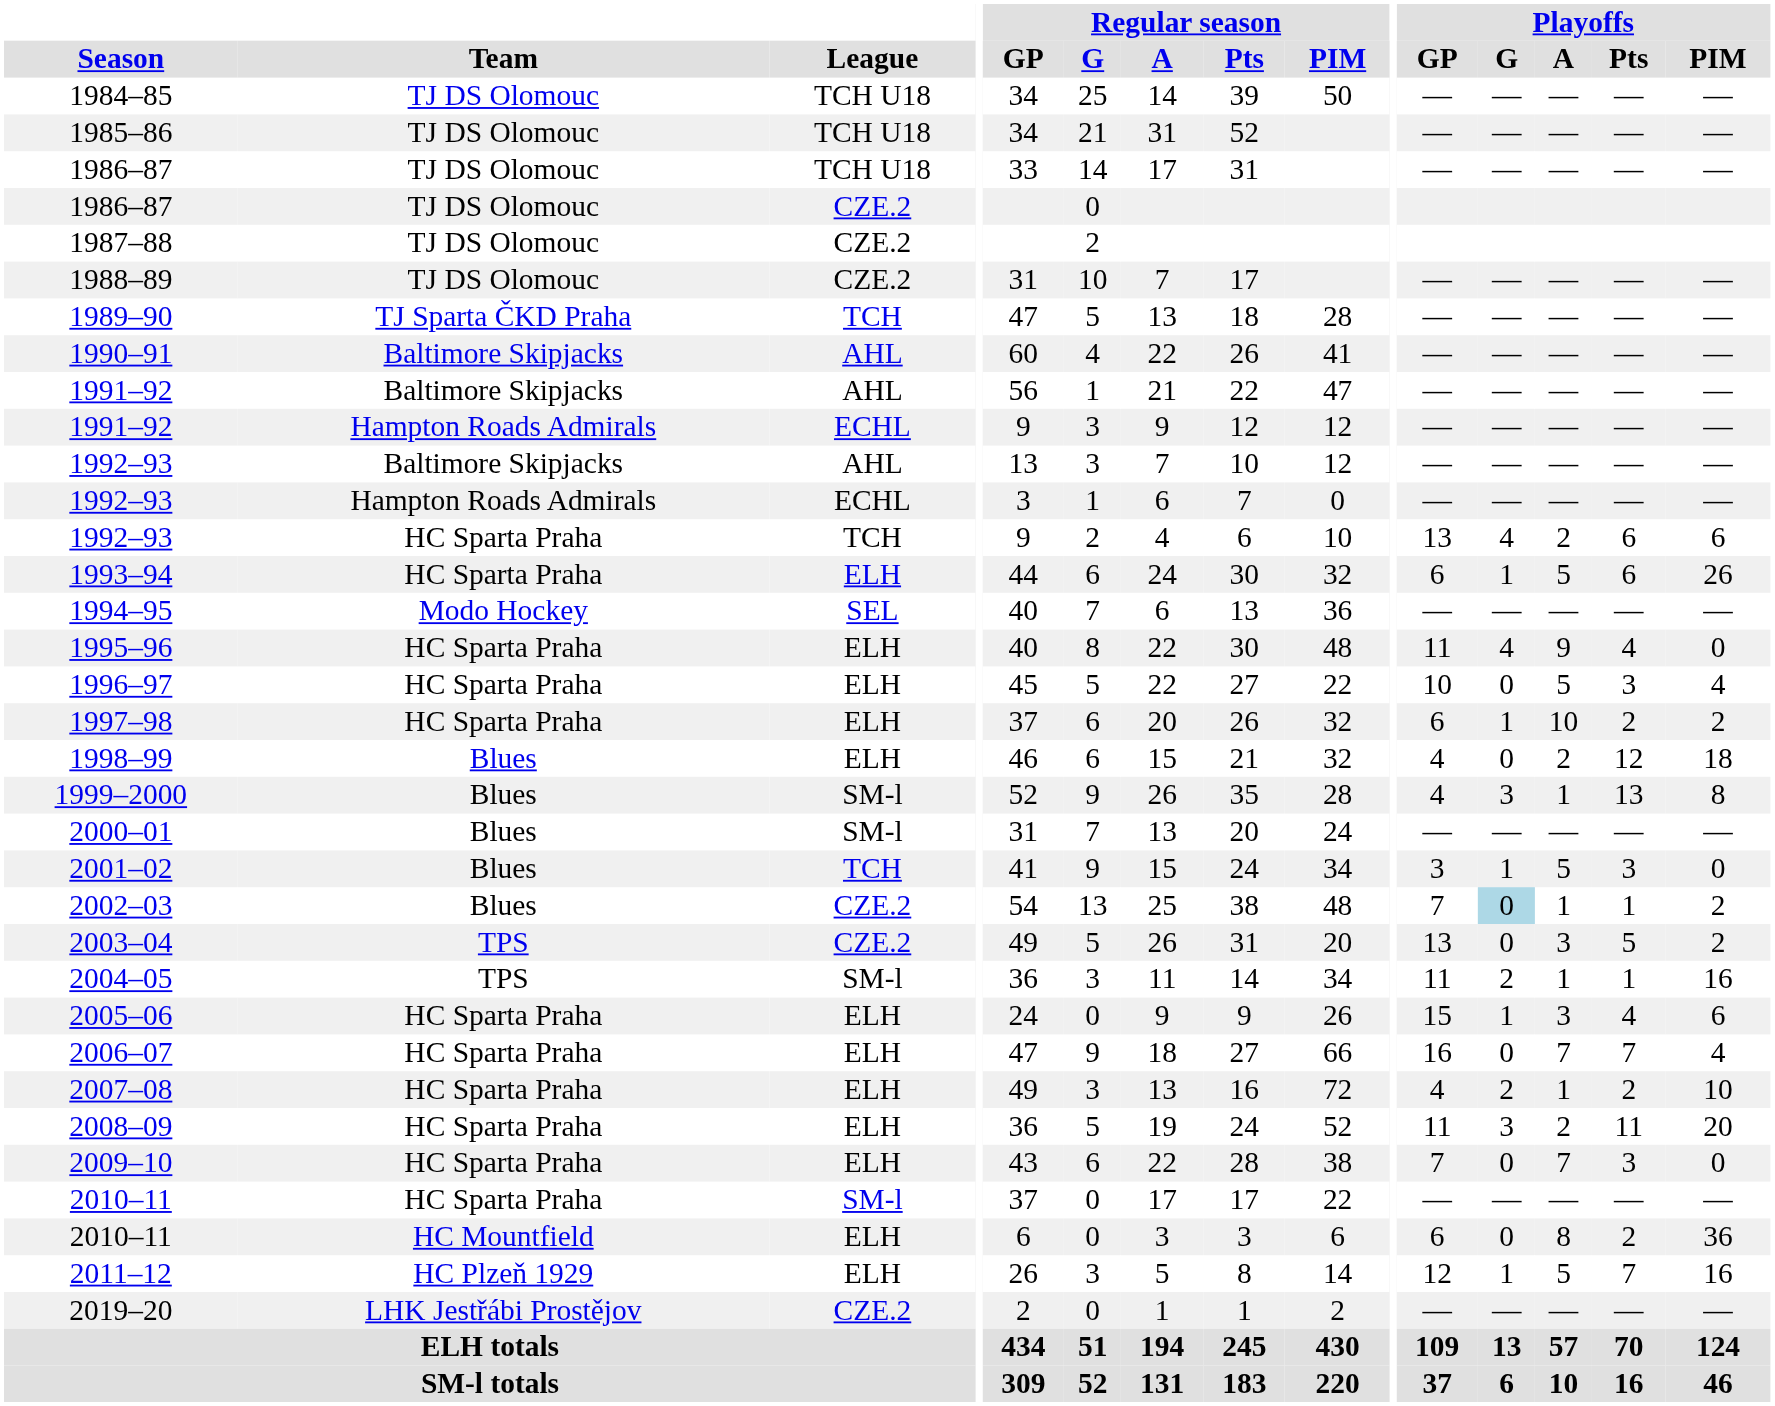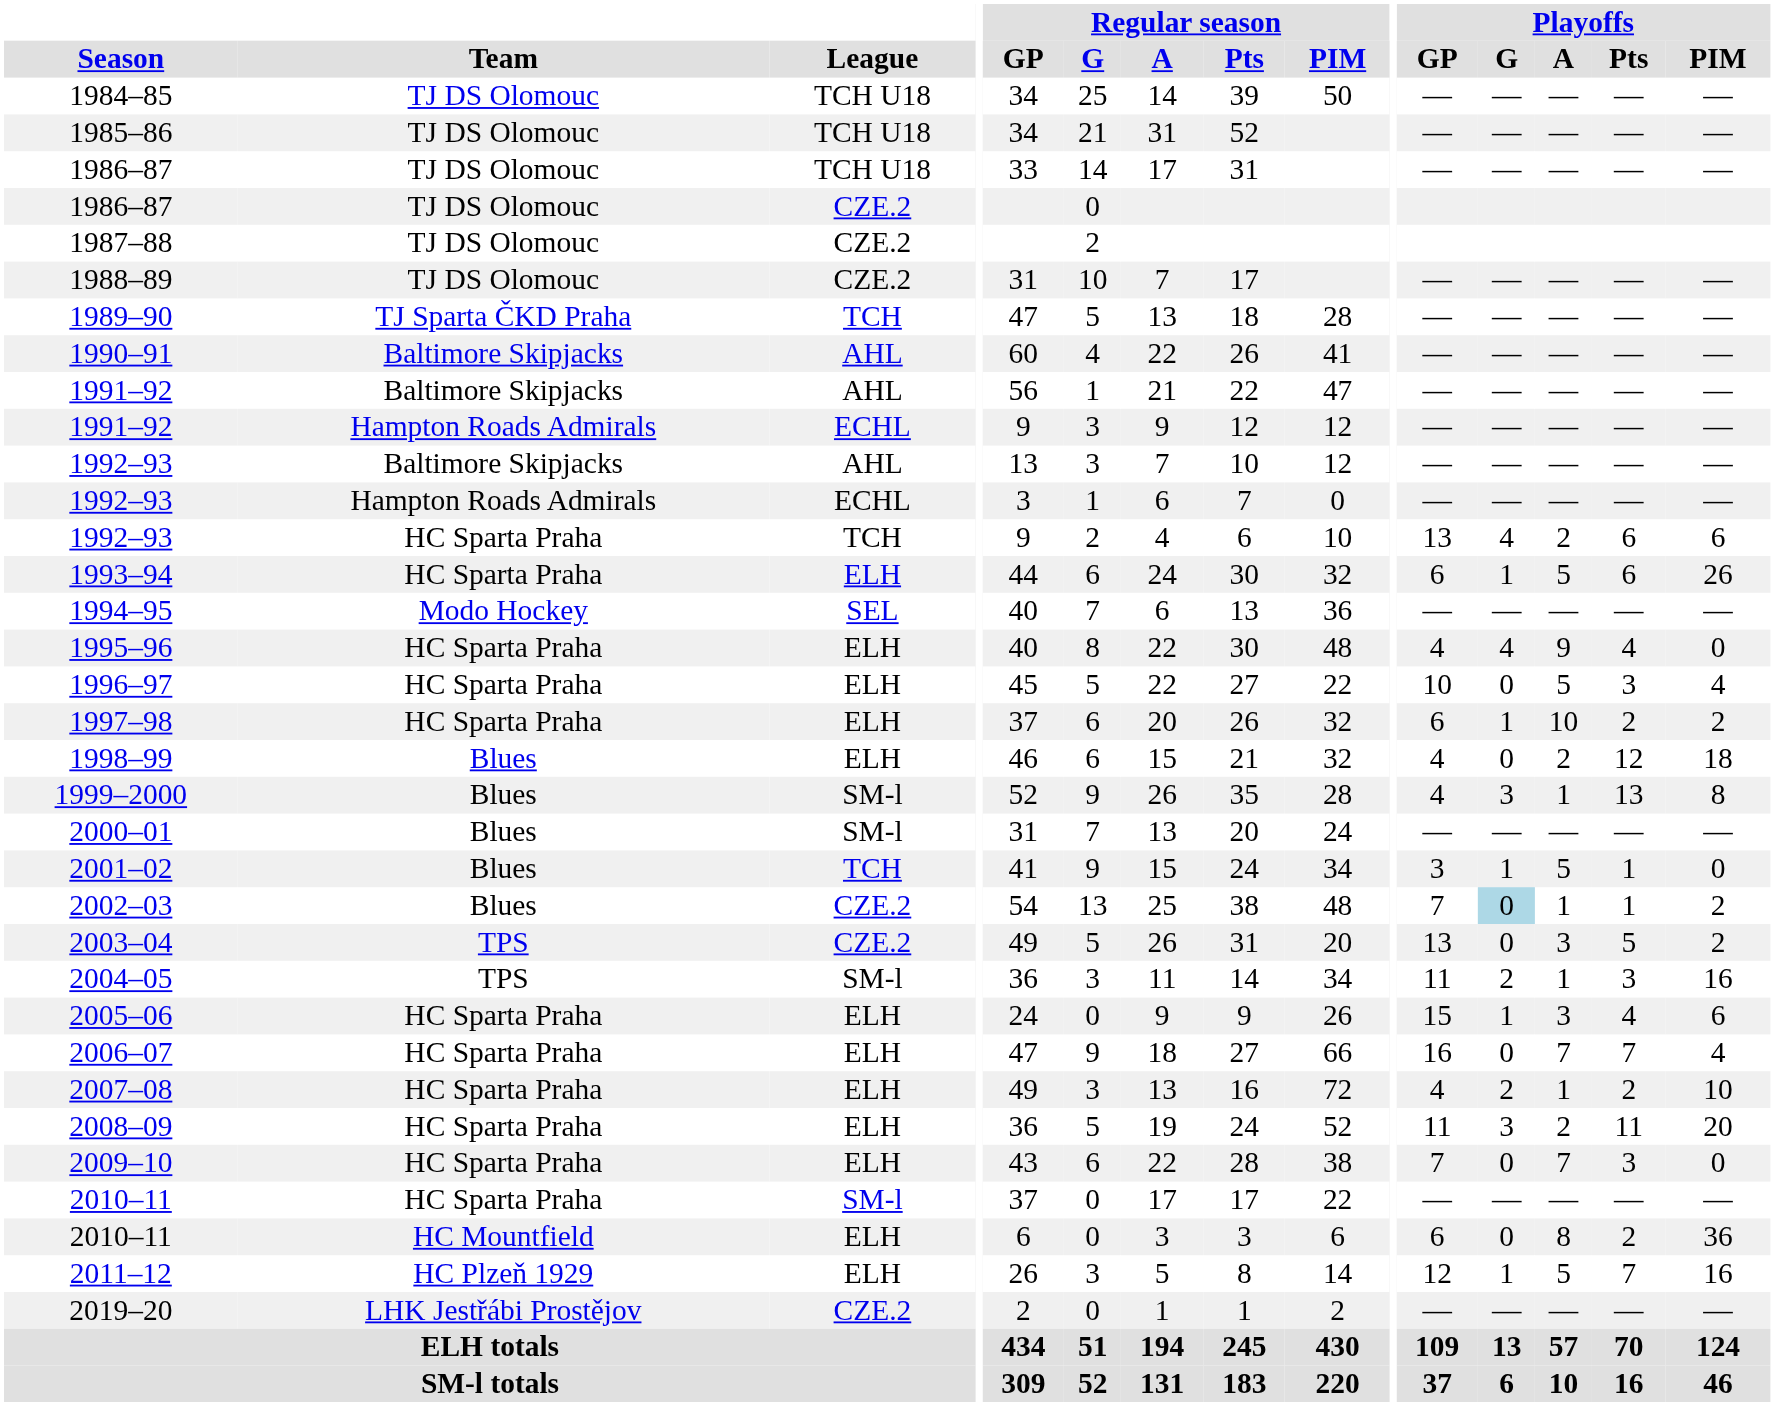(1437, 647) 11 -> (1437, 647) 4
(1629, 868) 3 -> (1629, 868) 1
(1629, 978) 1 -> (1629, 978) 3
